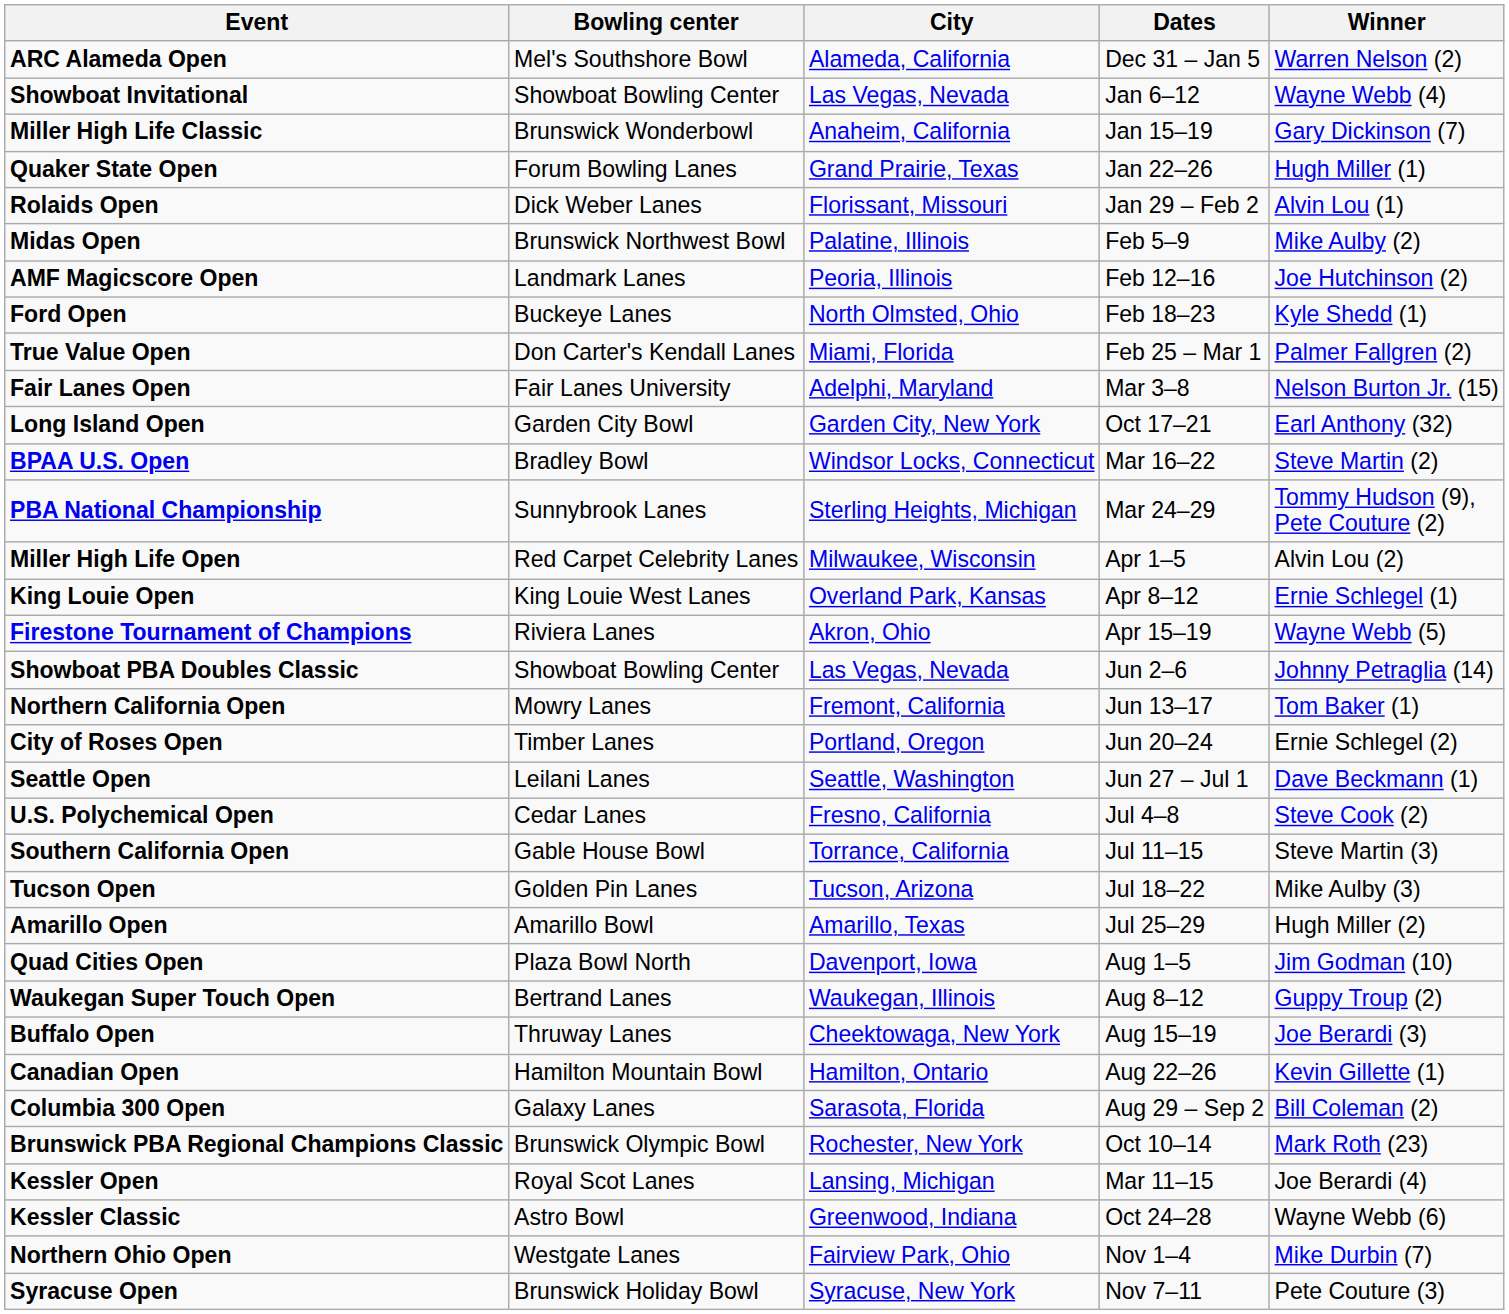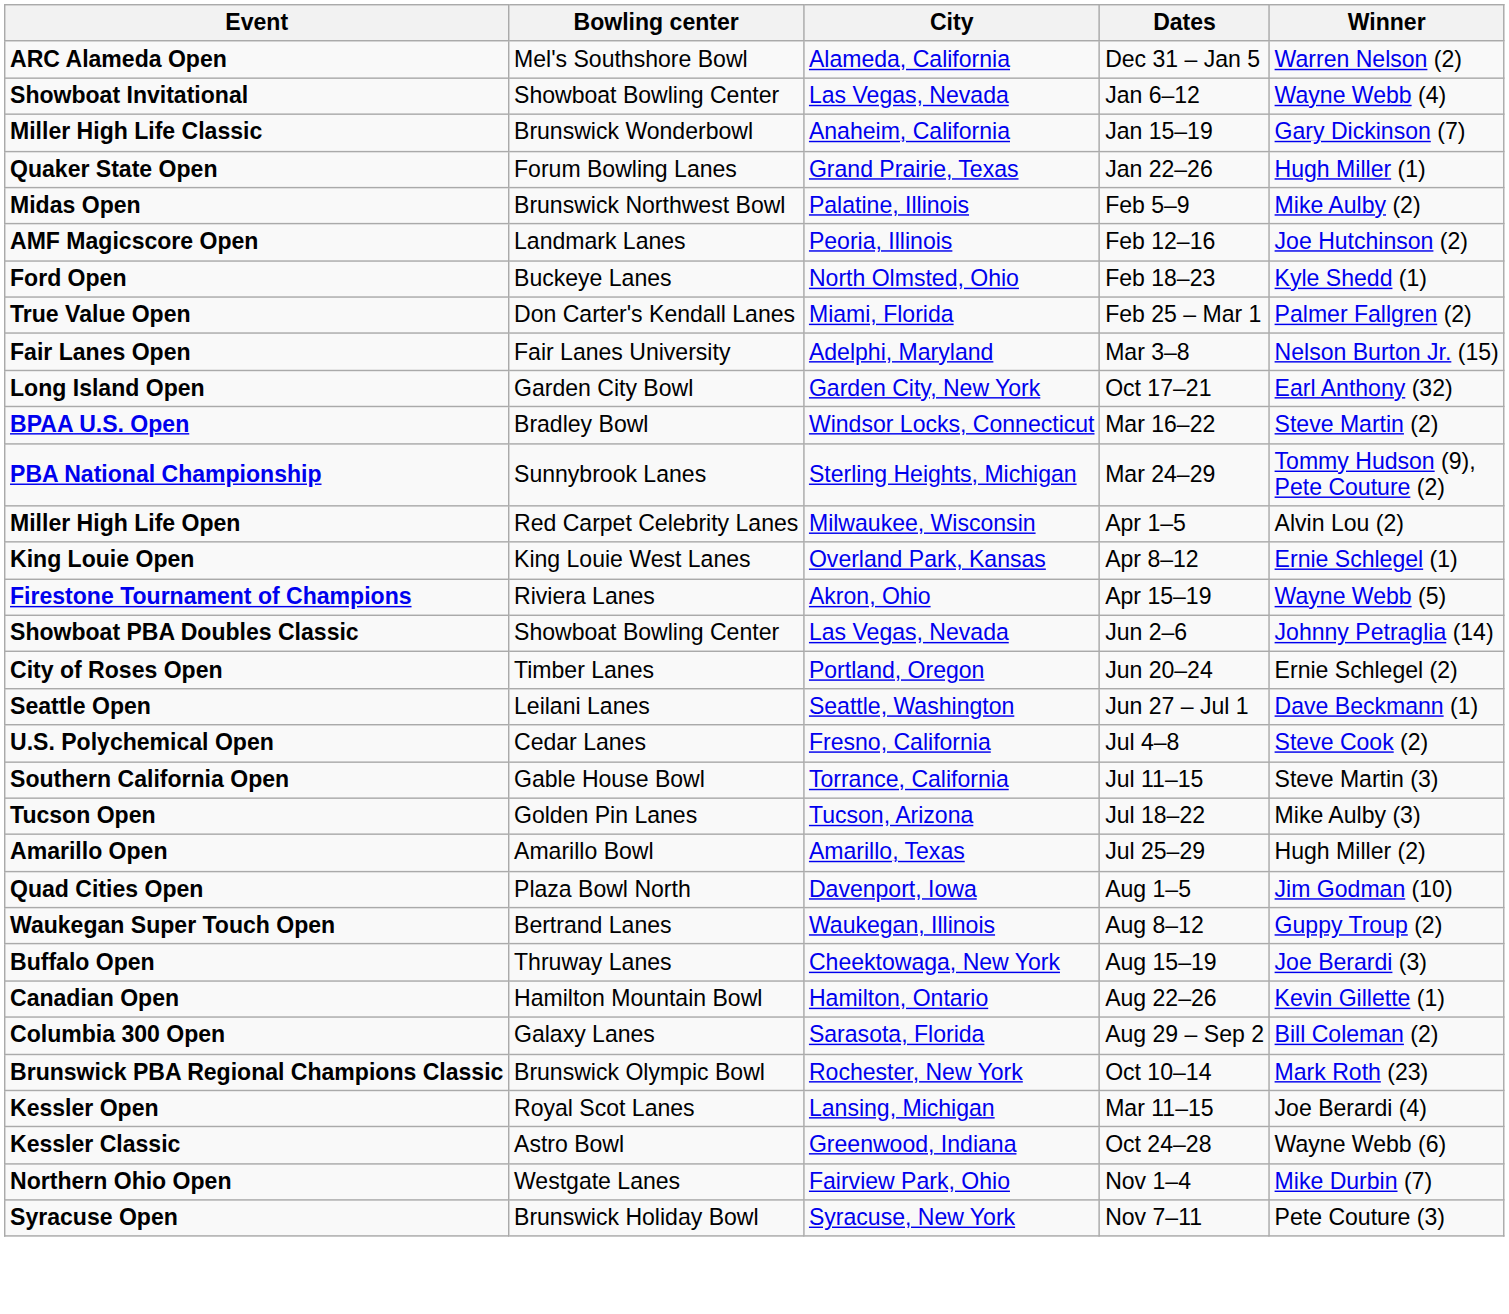- row: (84, 205)
- row: (148, 706)
